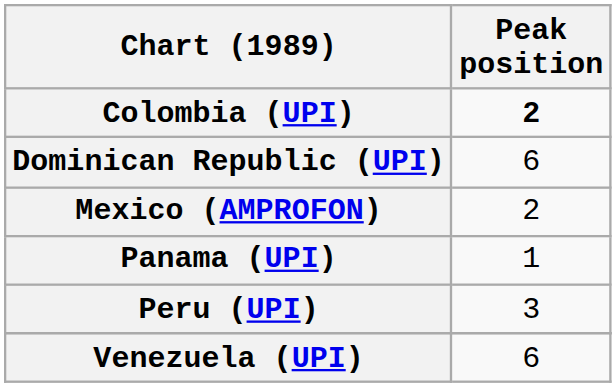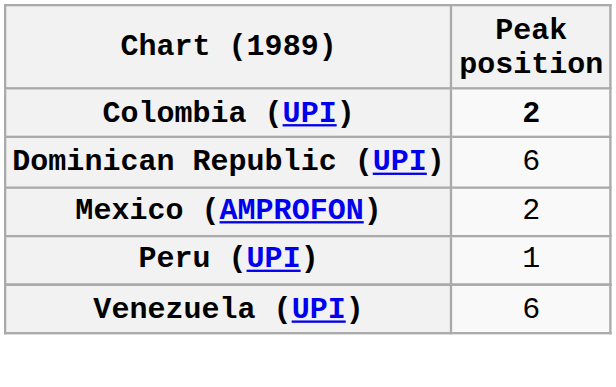- row: (229, 260)
(531, 309) 3 -> (531, 260) 1
